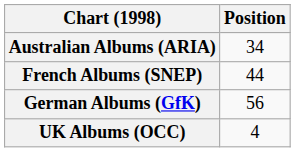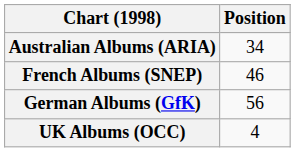(255, 75) 44 -> (255, 75) 46
